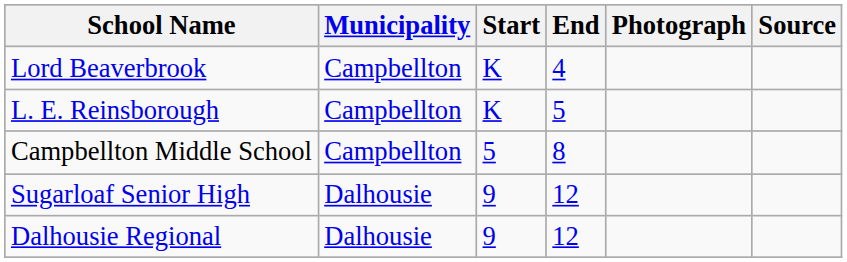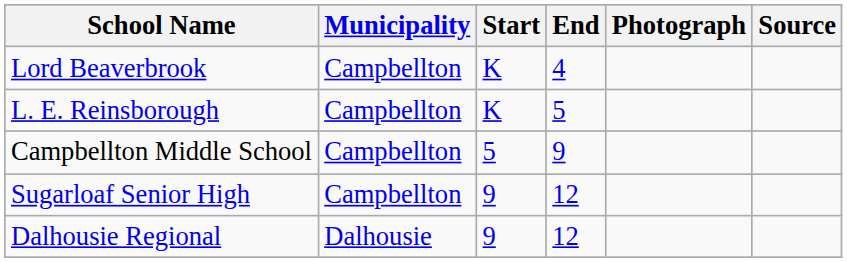(559, 151) 8 -> (559, 151) 9
(378, 194) Dalhousie -> (393, 194) Campbellton
